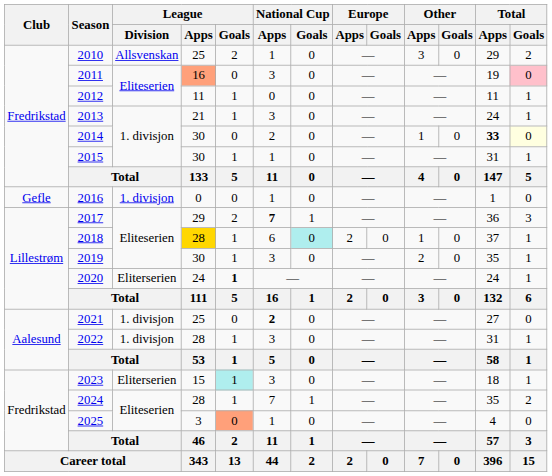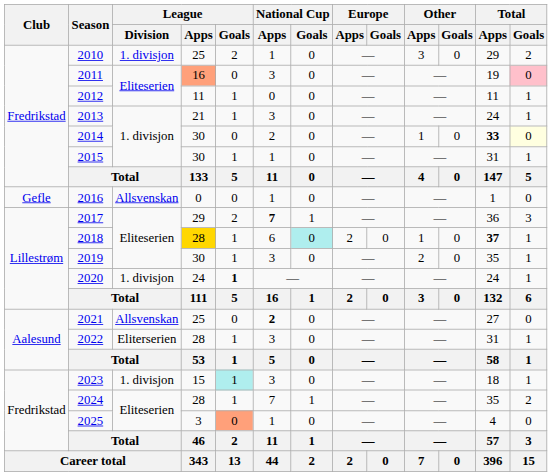(147, 55) Allsvenskan -> (147, 55) 1. divisjon
(147, 197) 1. divisjon -> (147, 197) Allsvenskan
(493, 237) normal -> (493, 237) bold
(147, 278) Eliterserien -> (147, 278) 1. divisjon
(147, 319) 1. divisjon -> (147, 319) Allsvenskan
(147, 339) 1. divisjon -> (147, 339) Eliterserien
(147, 380) Eliterserien -> (147, 380) 1. divisjon
